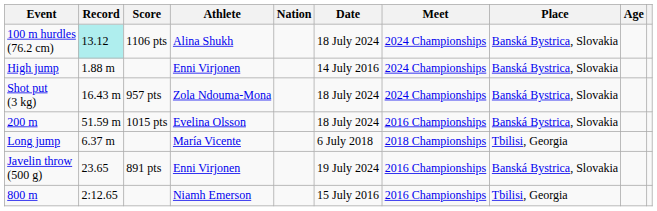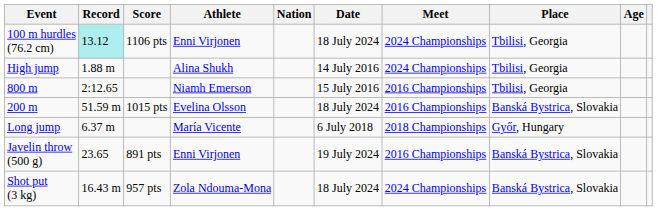(203, 41) Alina Shukh -> (207, 41) Enni Virjonen
(555, 41) Banská Bystrica, Slovakia -> (530, 41) Tbilisi, Georgia
(207, 68) Enni Virjonen -> (203, 68) Alina Shukh
(555, 68) Banská Bystrica, Slovakia -> (530, 68) Tbilisi, Georgia
rows swapped: (27, 95) <-> (22, 195)
(530, 142) Tbilisi, Georgia -> (528, 127) Győr, Hungary
